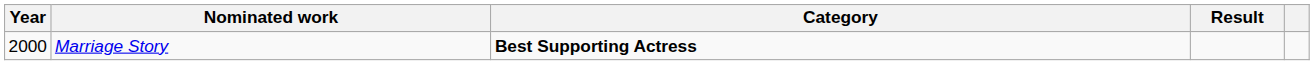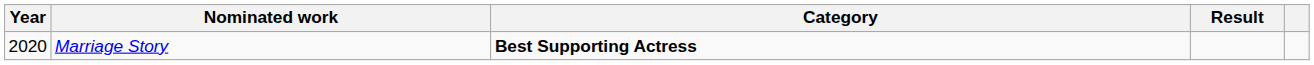(28, 45) 2000 -> (28, 45) 2020
